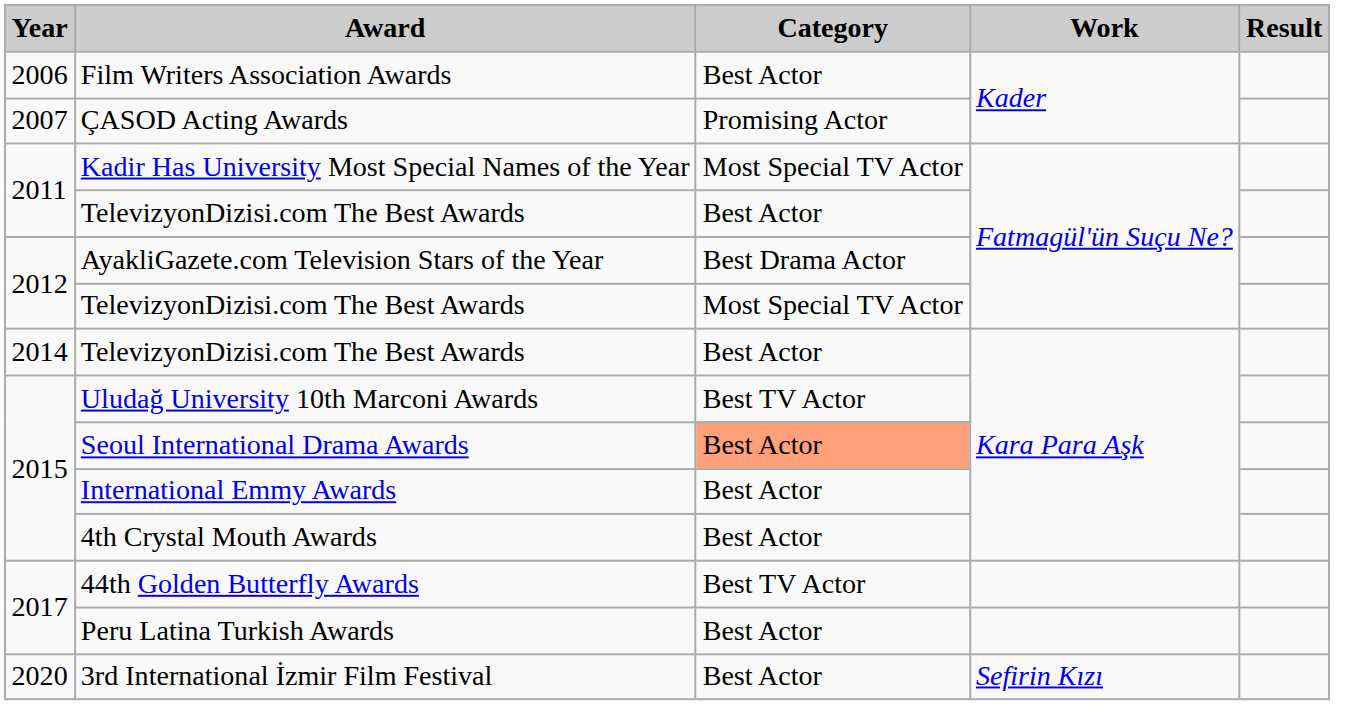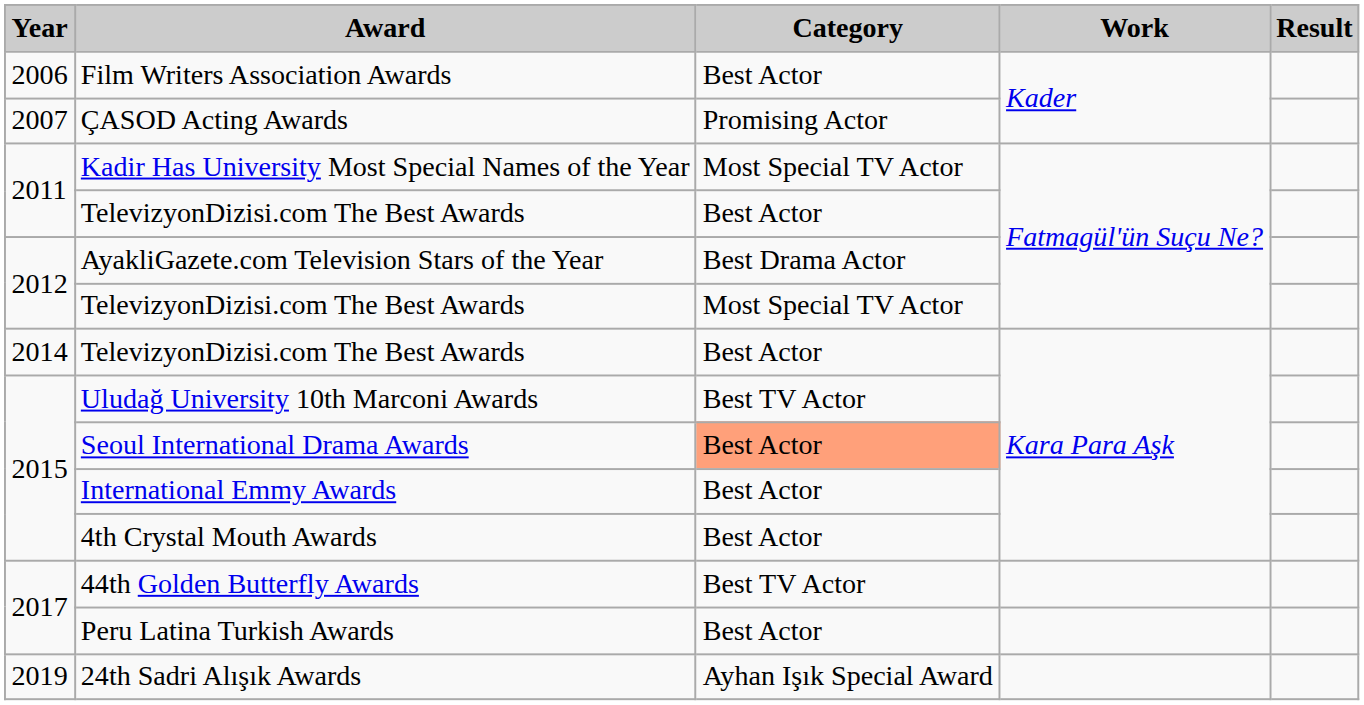+ row: (40, 676)
- row: (40, 676)
